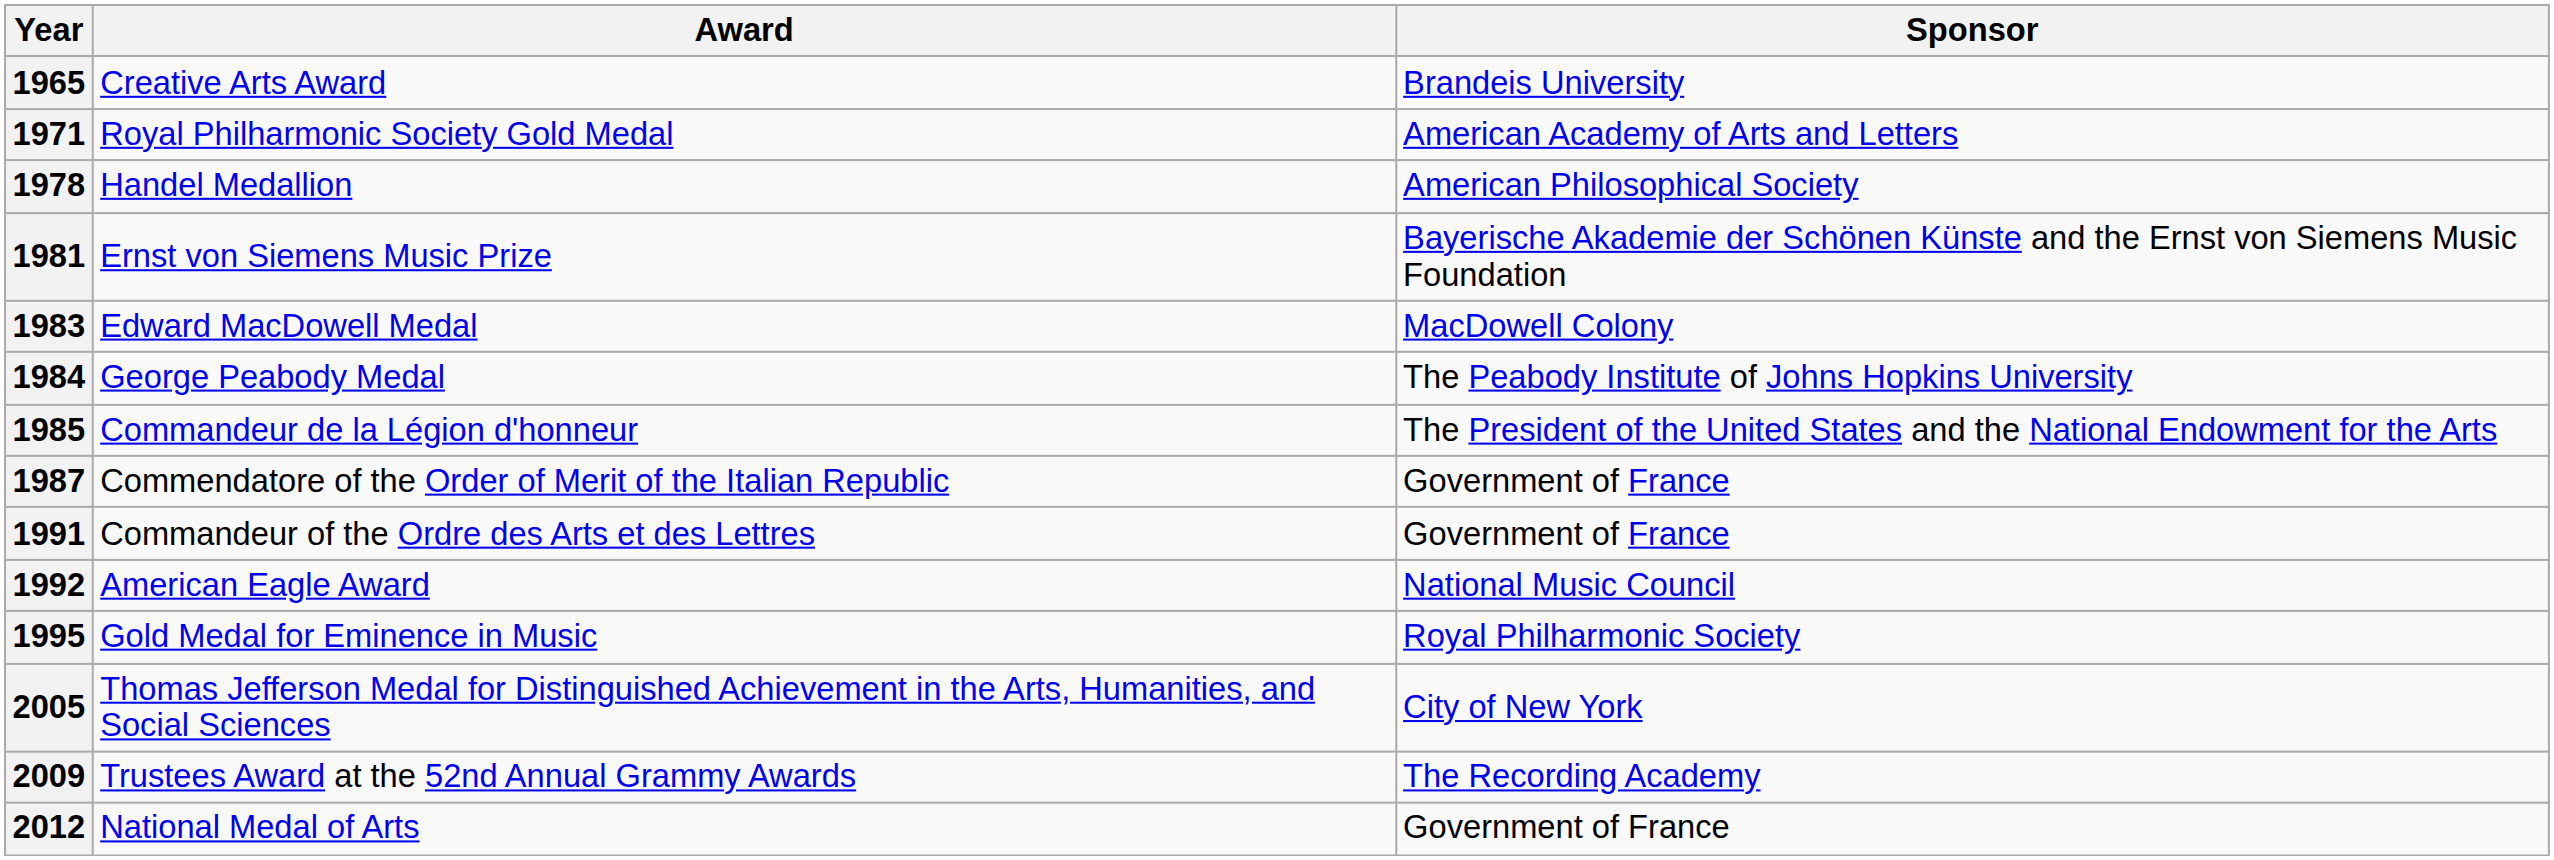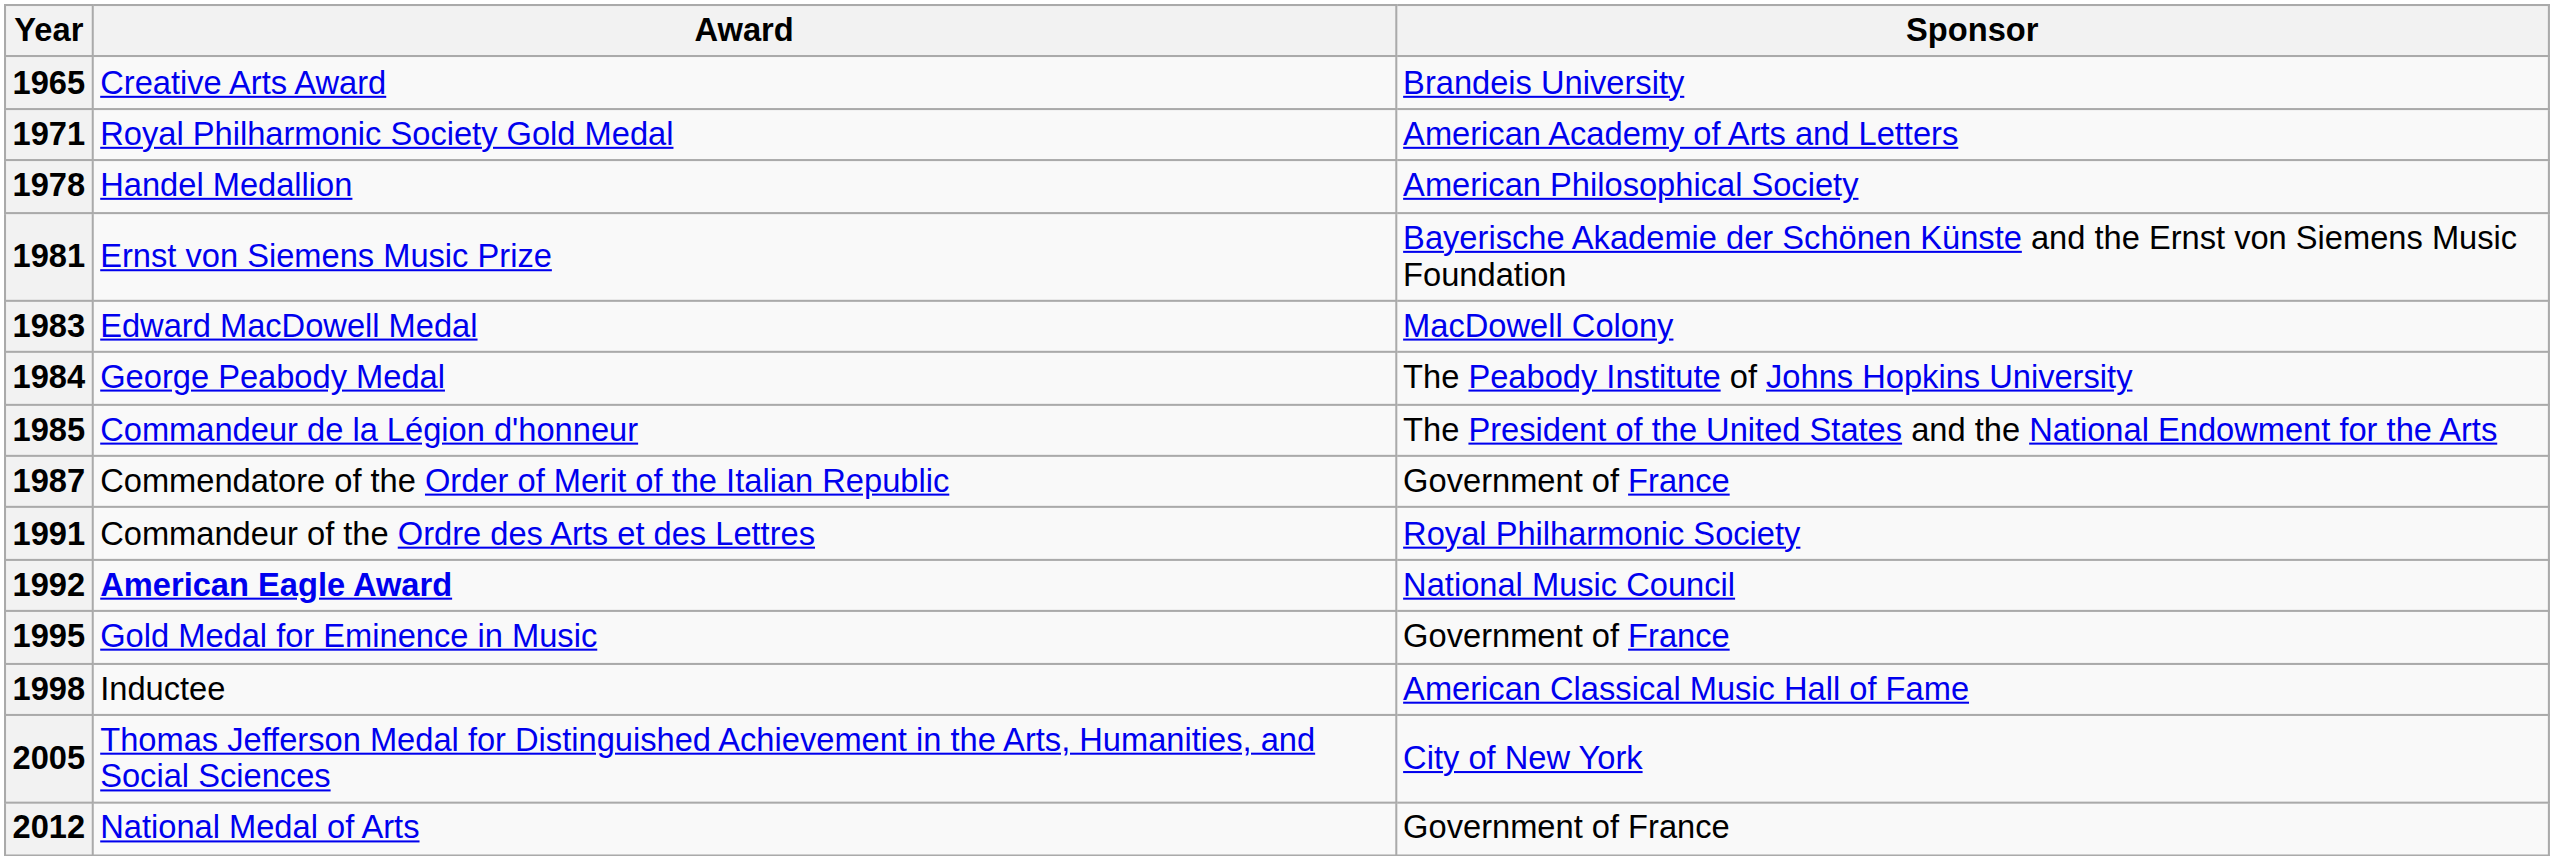(1566, 532) Government of France -> (1602, 532) Royal Philharmonic Society
(265, 584) normal -> (276, 584) bold
(1602, 636) Royal Philharmonic Society -> (1566, 636) Government of France
+ row: (49, 688)
- row: (49, 776)
